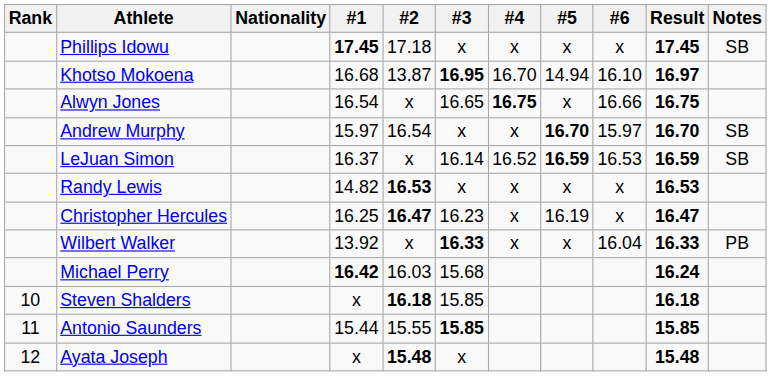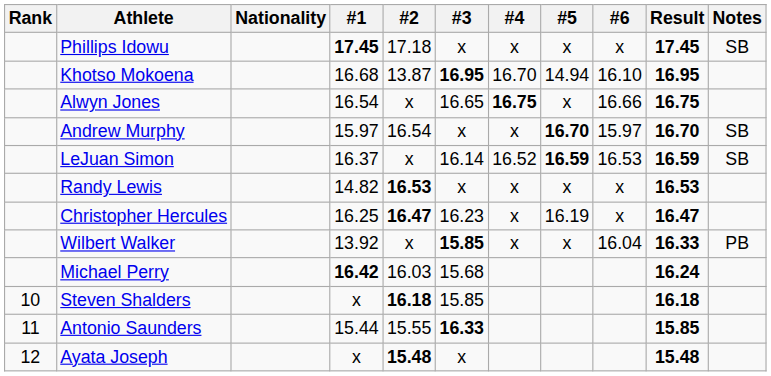(677, 74) 16.97 -> (677, 74) 16.95
(462, 243) 16.33 -> (462, 243) 15.85
(462, 328) 15.85 -> (462, 328) 16.33
